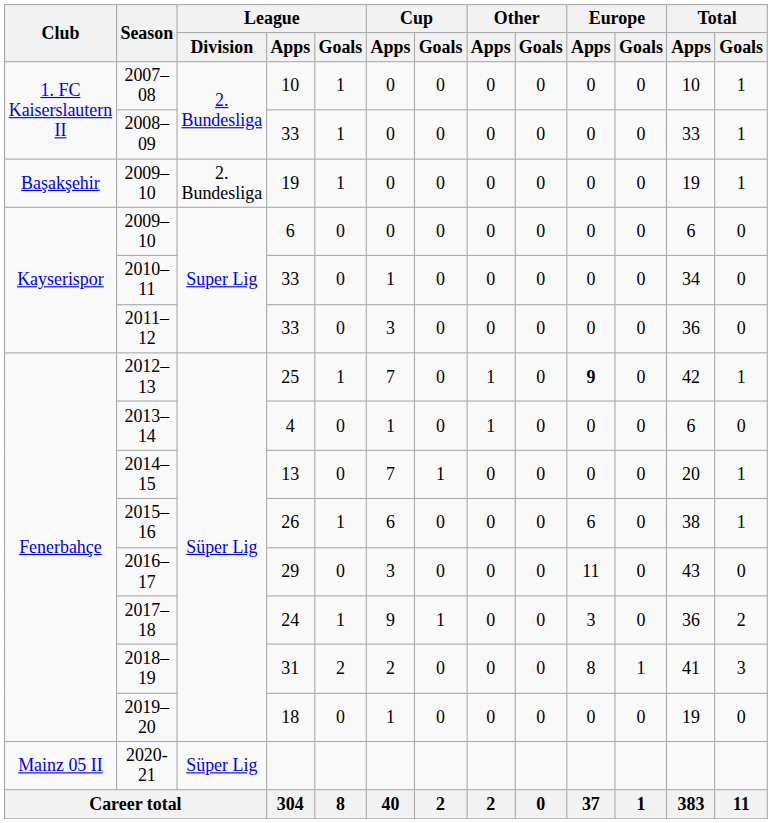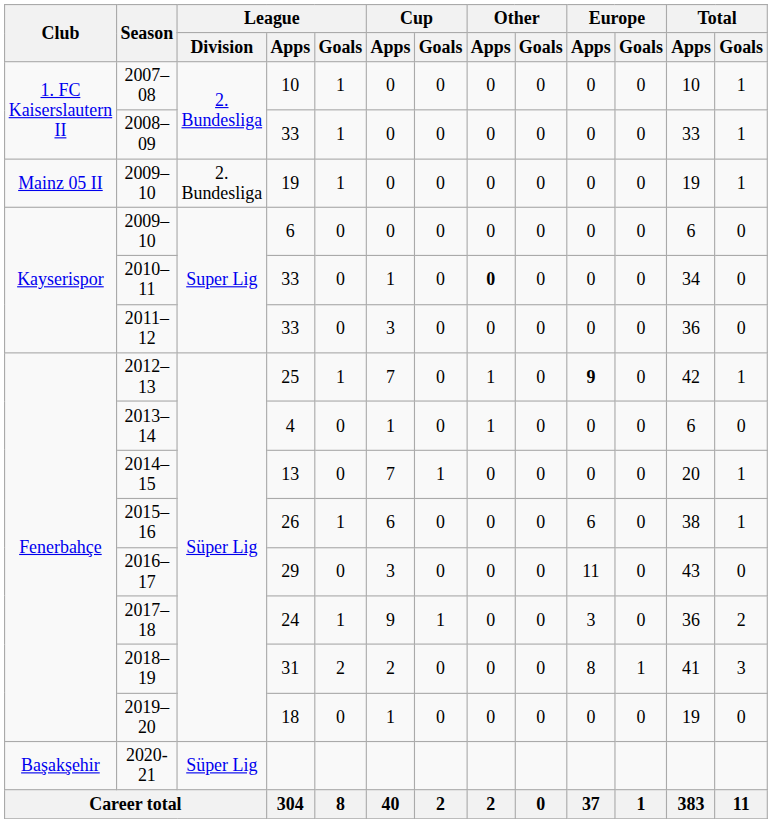(60, 182) Başakşehir -> (60, 182) Mainz 05 II
(491, 279) normal -> (491, 279) bold
(60, 765) Mainz 05 II -> (60, 765) Başakşehir
